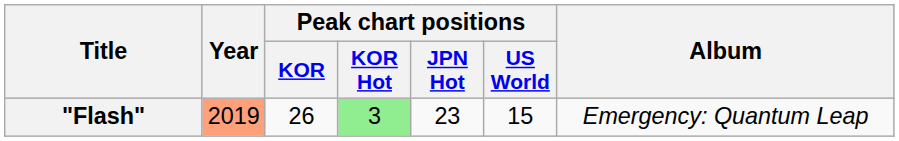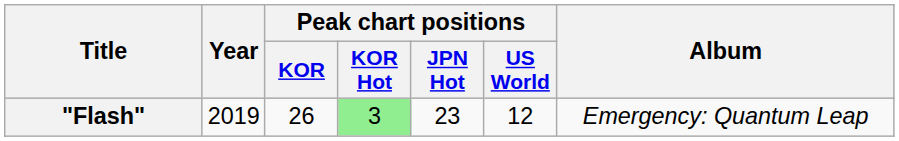(234, 116) lightsalmon background -> (234, 116) no background
(520, 116) 15 -> (520, 116) 12
